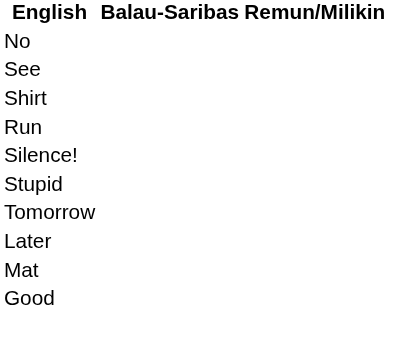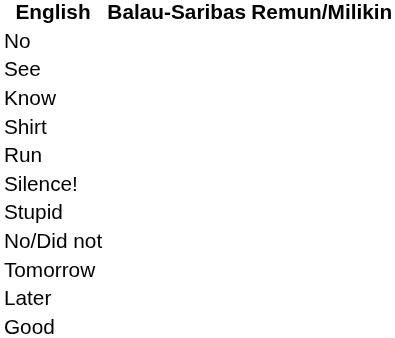+ row: (30, 98)
+ row: (53, 241)
- row: (21, 269)
